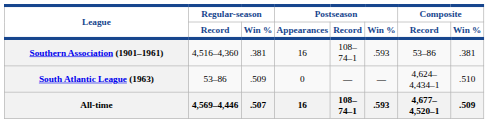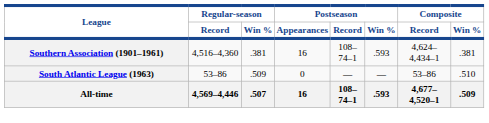(424, 53) 53–86 -> (424, 53) 4,624–4,434–1
(424, 79) 4,624–4,434–1 -> (424, 74) 53–86
